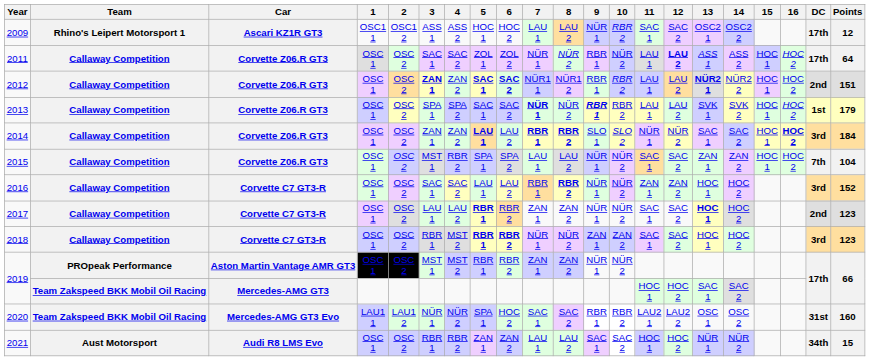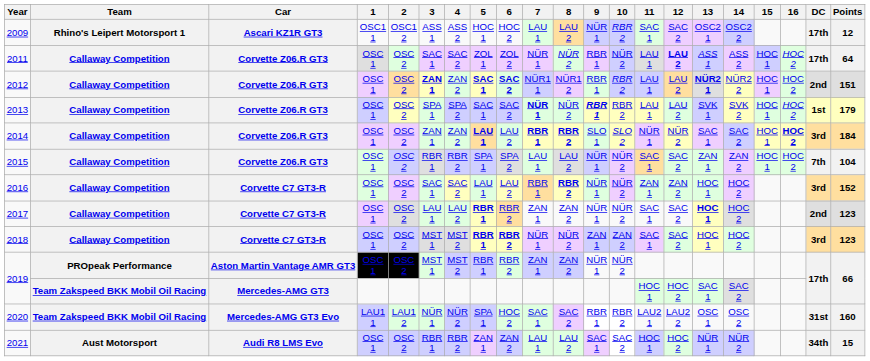(432, 161) MST 1 -> (432, 161) RBR 1
(432, 239) RBR 1 -> (432, 239) MST 1
